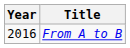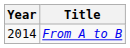(22, 34) 2016 -> (22, 34) 2014
